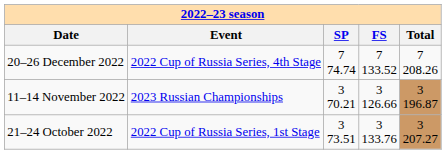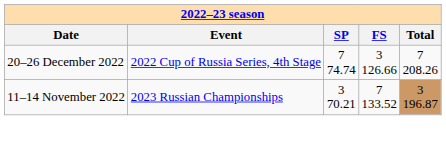(379, 62) 7 133.52 -> (379, 62) 3 126.66
(379, 97) 3 126.66 -> (379, 97) 7 133.52
- row: (60, 131)
